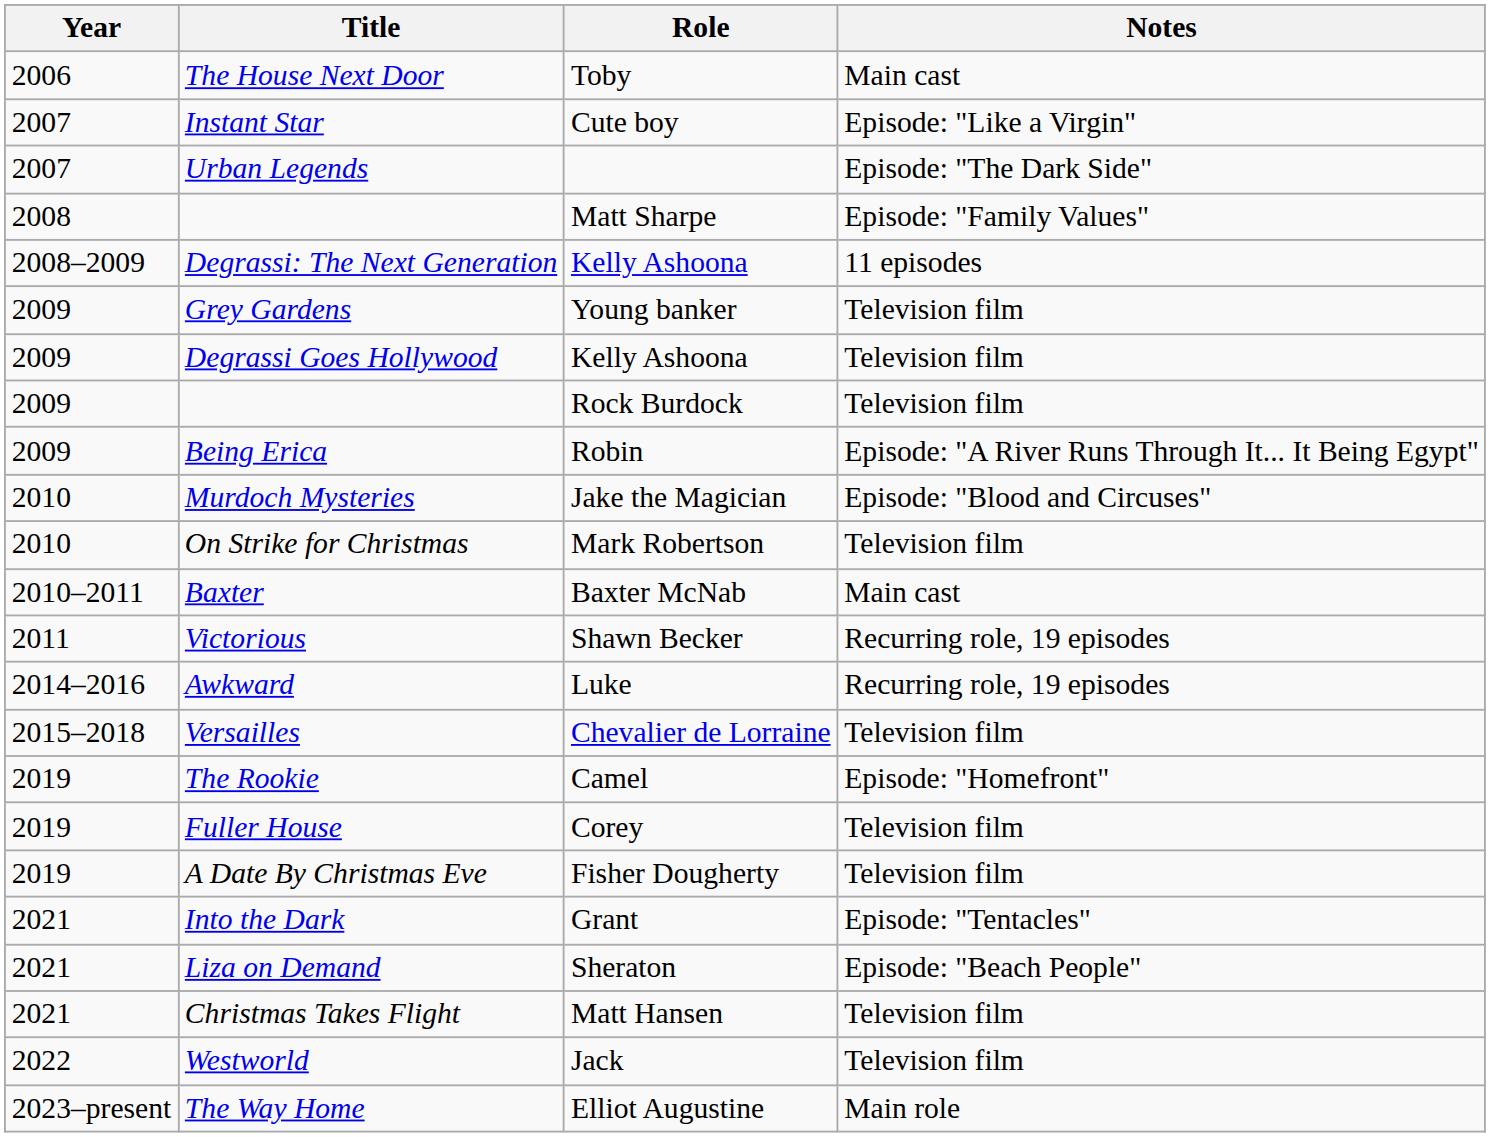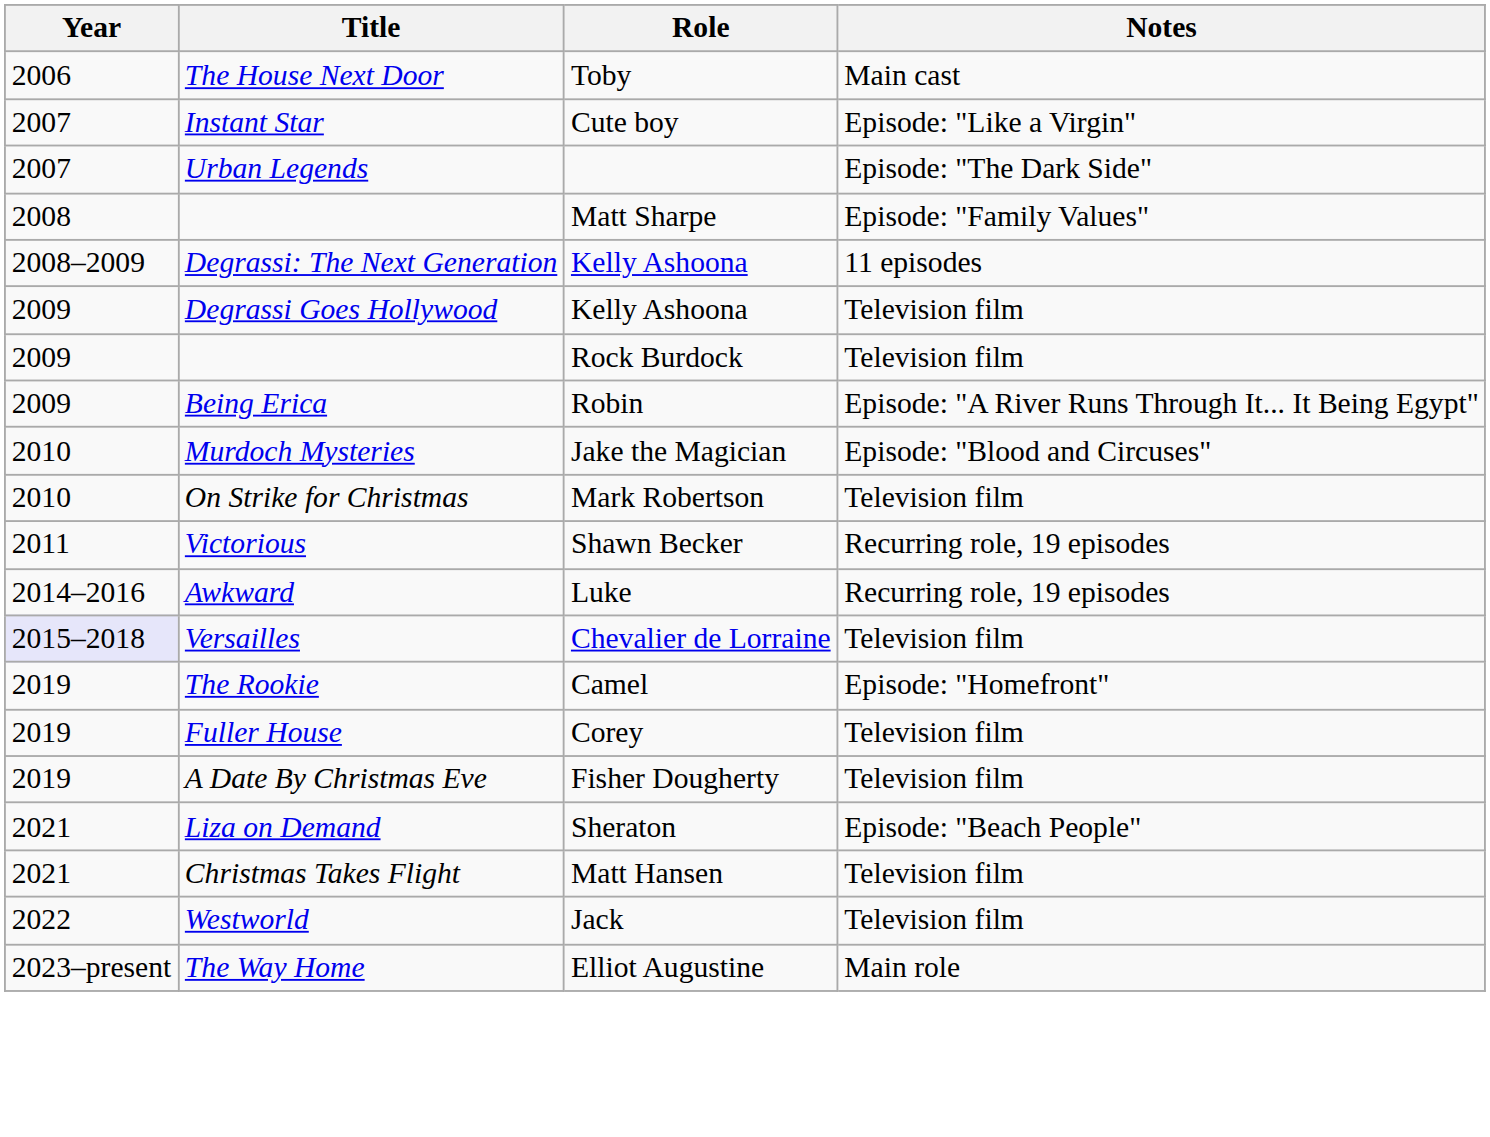- row: (268, 309)
- row: (224, 591)
(78, 732) no background -> (78, 638) lavender background
- row: (265, 919)
